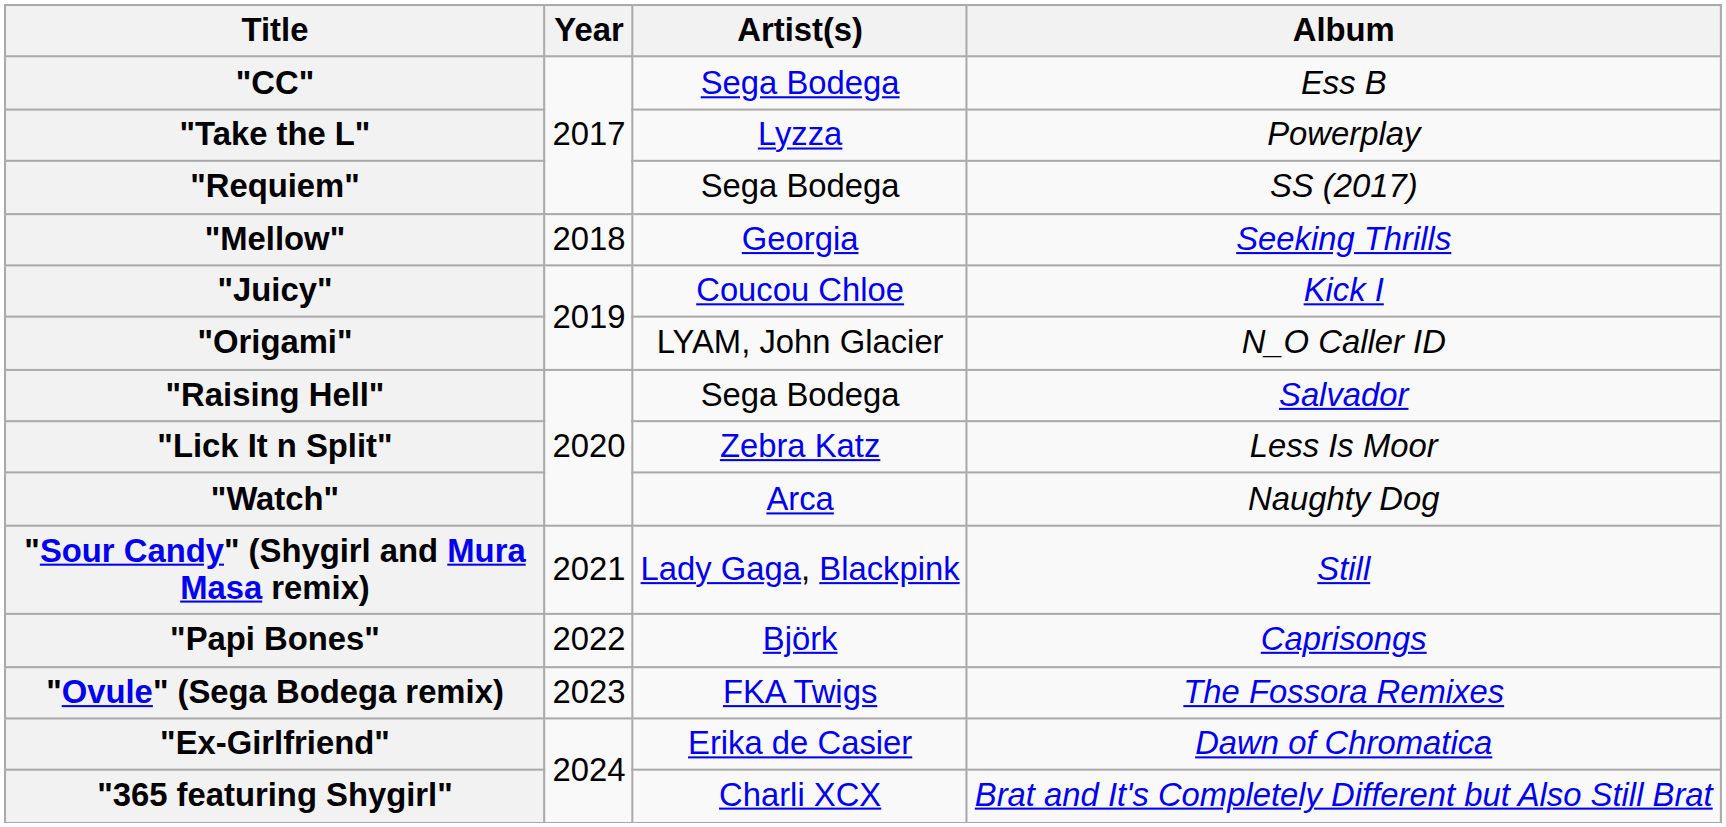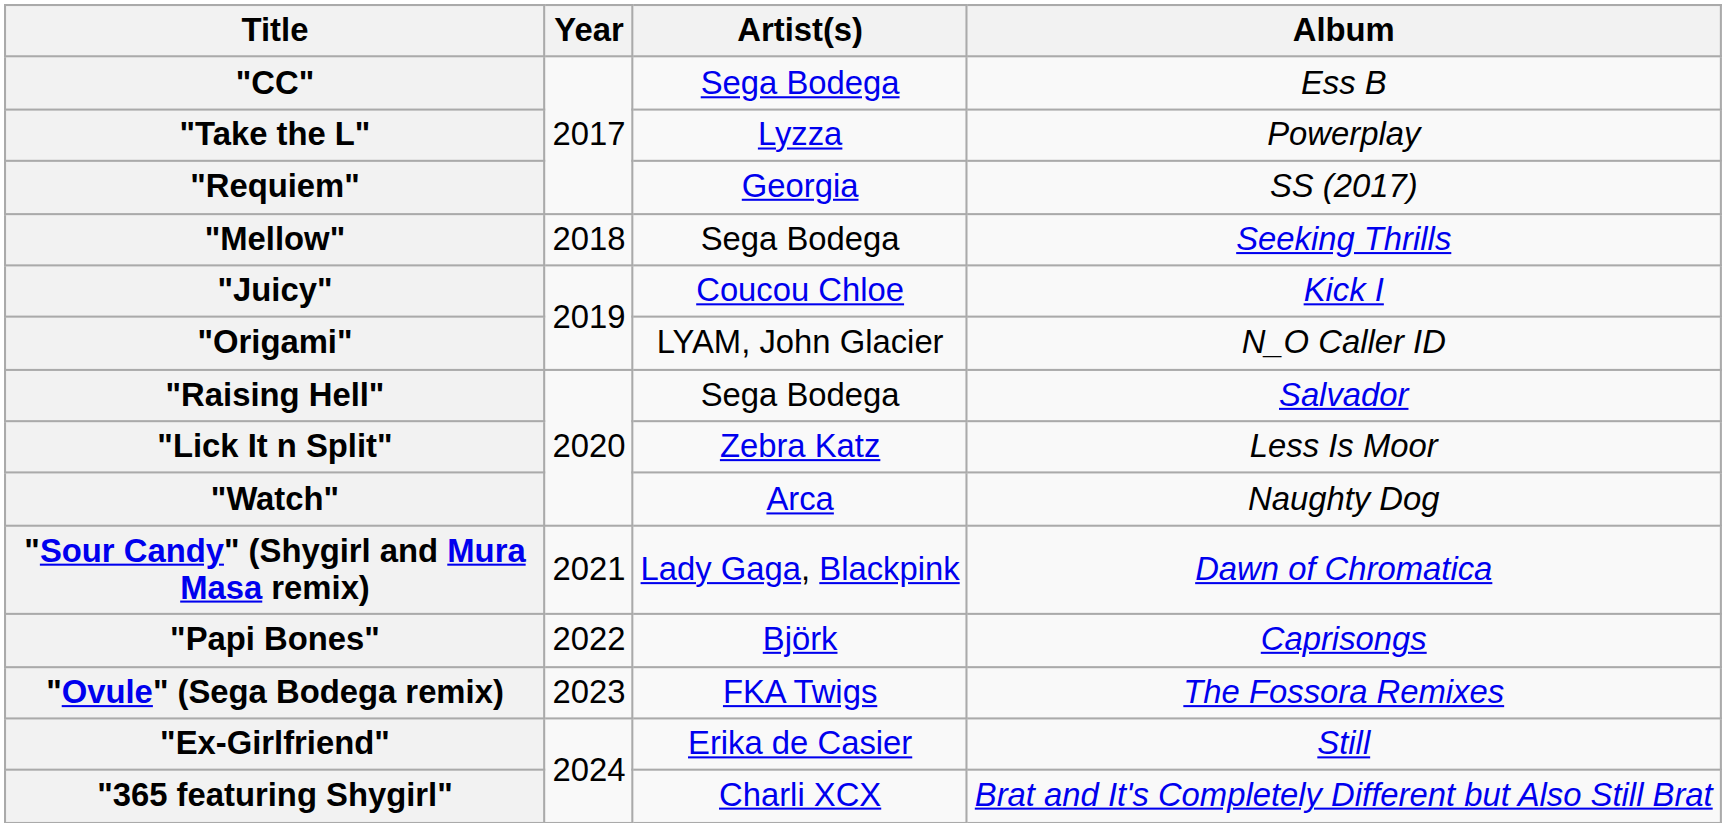(800, 186) Sega Bodega -> (800, 186) Georgia
(800, 238) Georgia -> (800, 238) Sega Bodega
(1344, 569) Still -> (1344, 569) Dawn of Chromatica
(1344, 743) Dawn of Chromatica -> (1344, 743) Still
